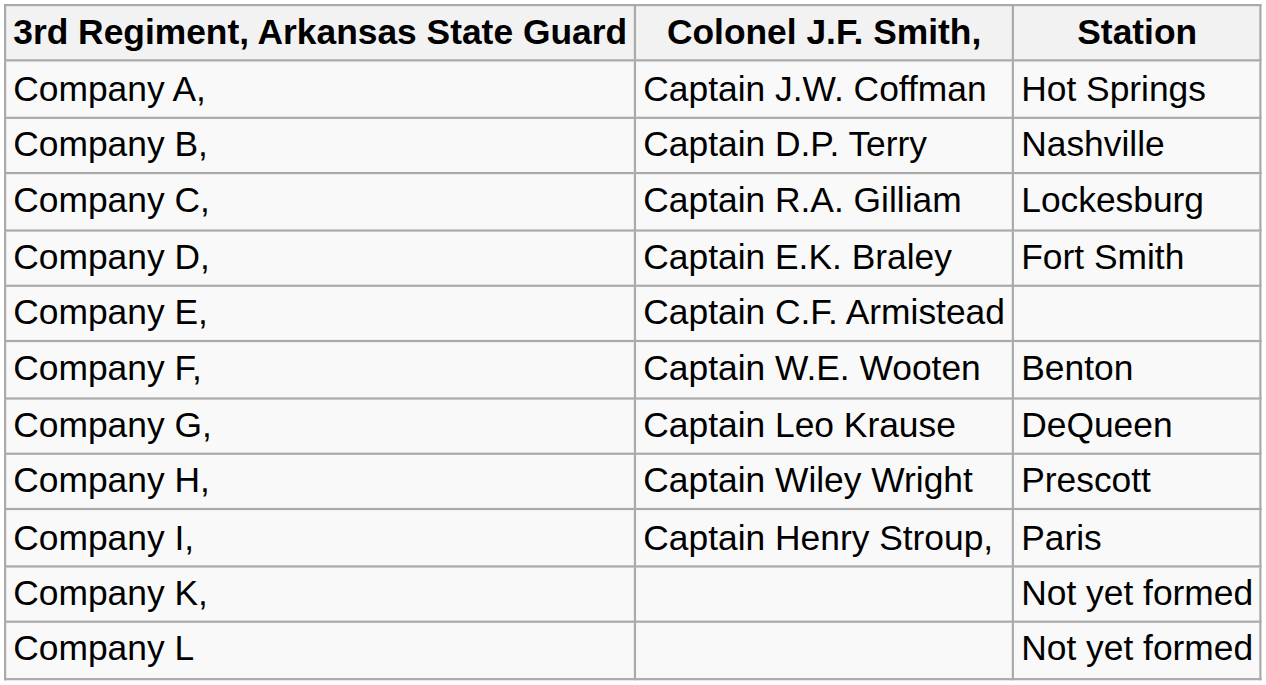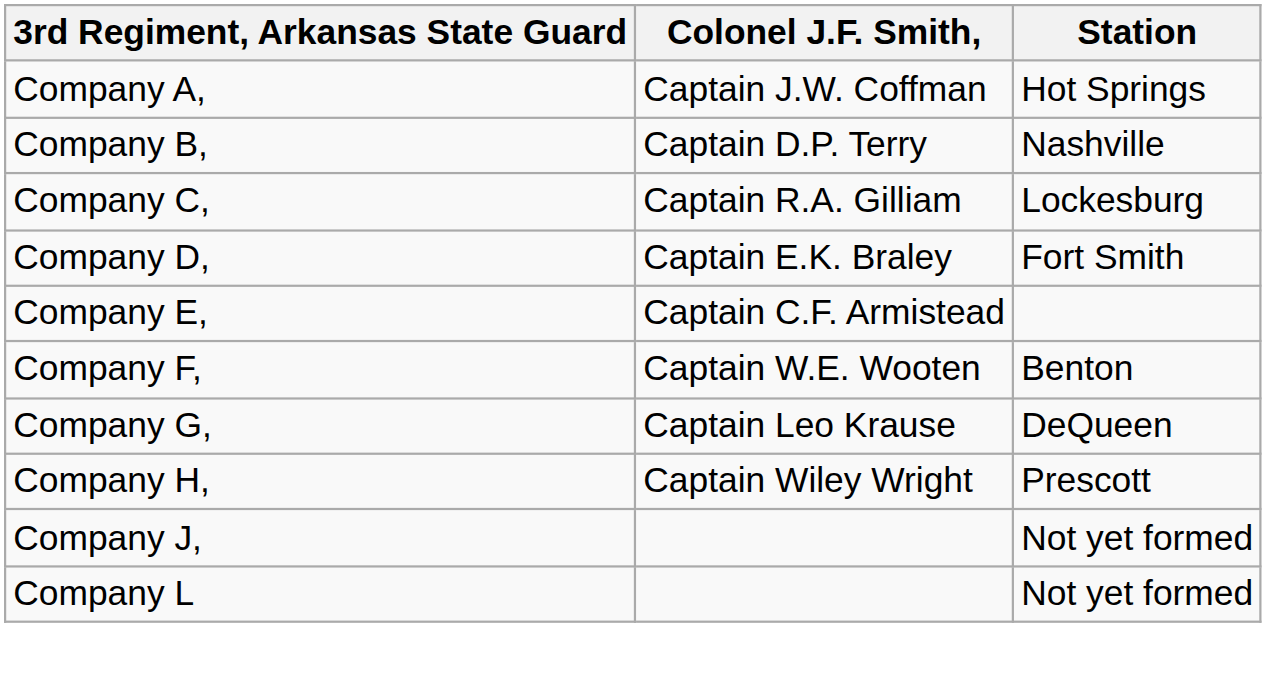- row: (104, 537)
+ row: (108, 537)
- row: (111, 593)
